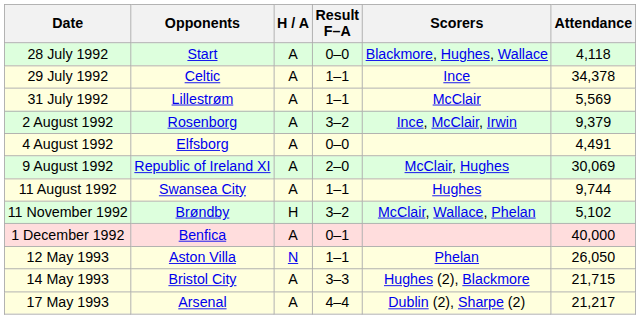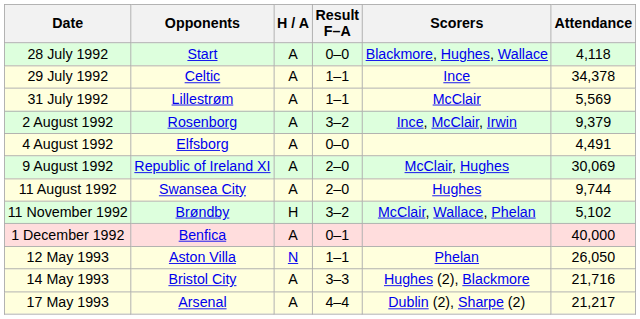(337, 189) 1–1 -> (337, 189) 2–0
(593, 280) 21,715 -> (593, 280) 21,716
